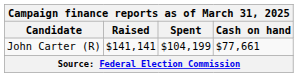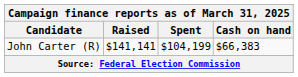(238, 47) $77,661 -> (238, 47) $66,383
